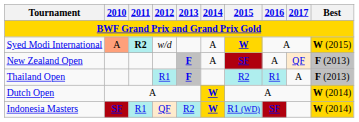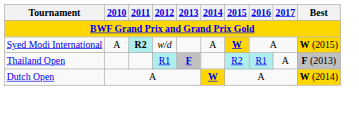(117, 45) lightsalmon background -> (117, 45) no background
- row: (45, 61)
- row: (42, 109)
